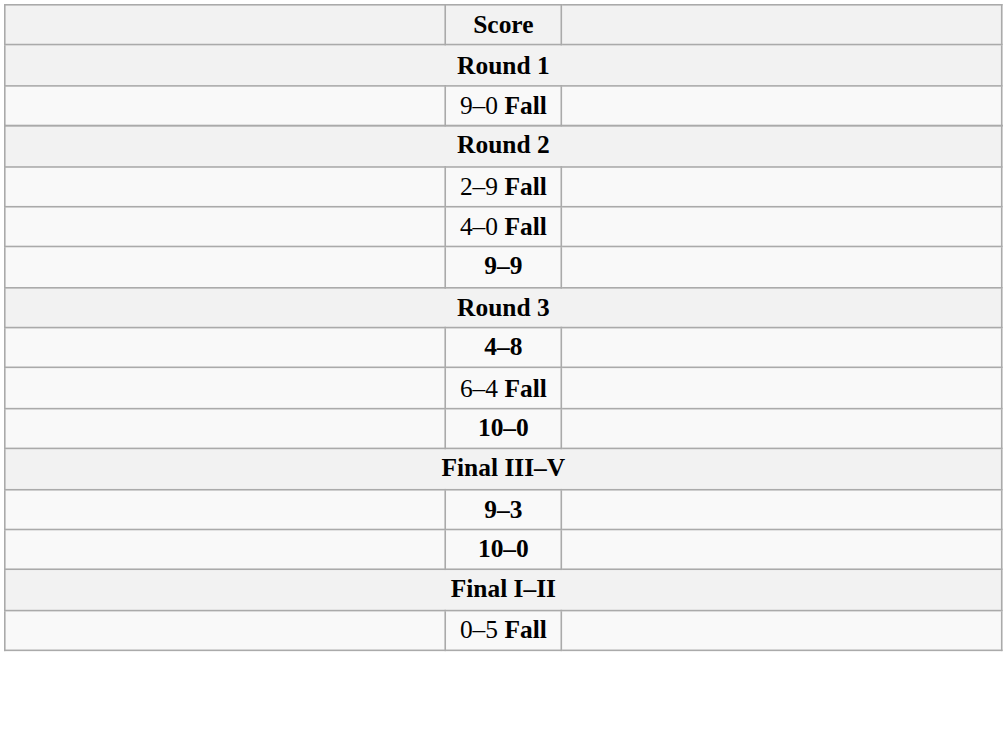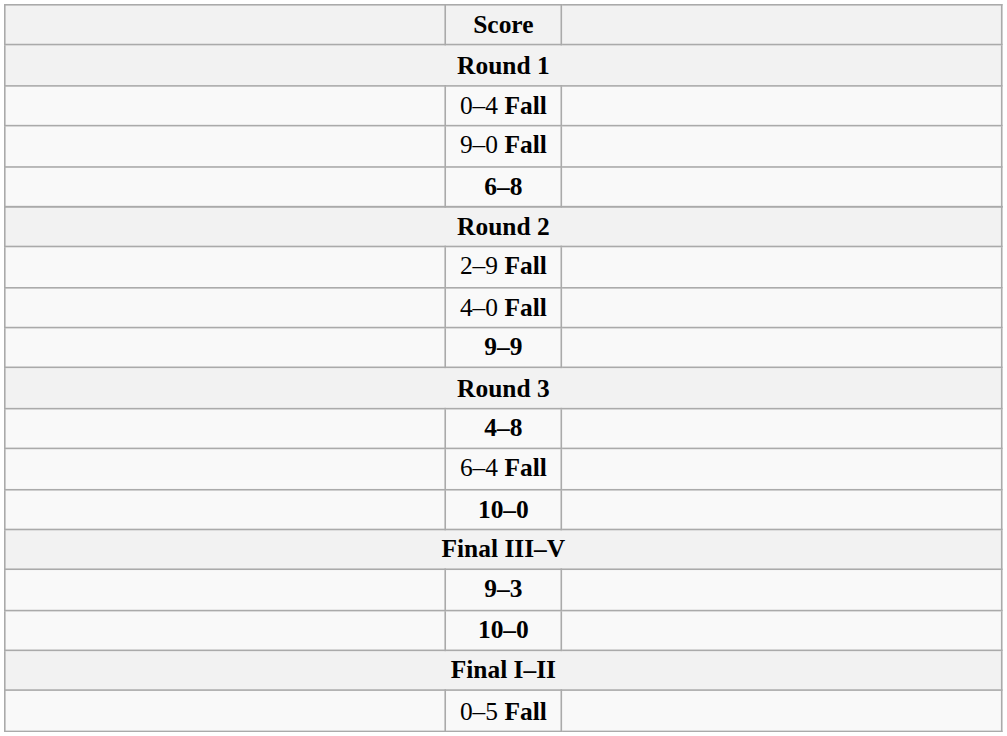+ row: (225, 106)
+ row: (225, 186)
